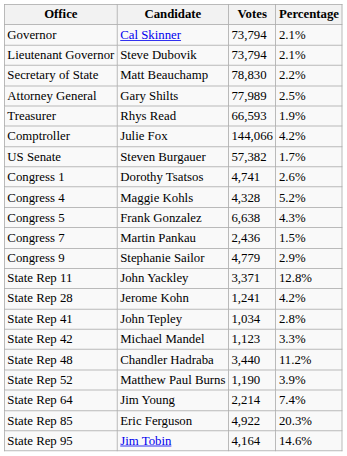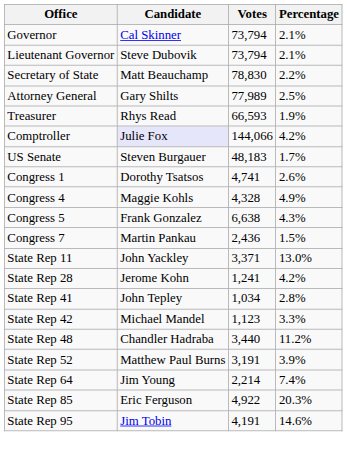(144, 136) no background -> (144, 136) lavender background
(249, 156) 57,382 -> (249, 156) 48,183
(292, 197) 5.2% -> (292, 197) 4.9%
- row: (36, 258)
(295, 278) 12.8% -> (295, 258) 13.0%
(246, 380) 1,190 -> (246, 359) 3,191
(246, 440) 4,164 -> (246, 420) 4,191
